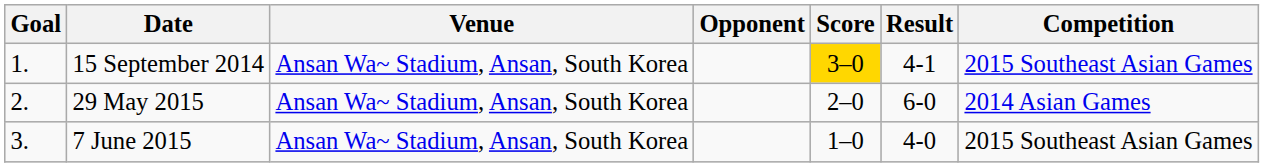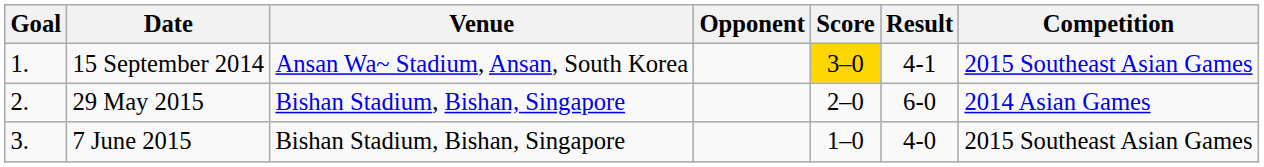(482, 102) Ansan Wa~ Stadium, Ansan, South Korea -> (450, 102) Bishan Stadium, Bishan, Singapore
(482, 141) Ansan Wa~ Stadium, Ansan, South Korea -> (450, 141) Bishan Stadium, Bishan, Singapore
